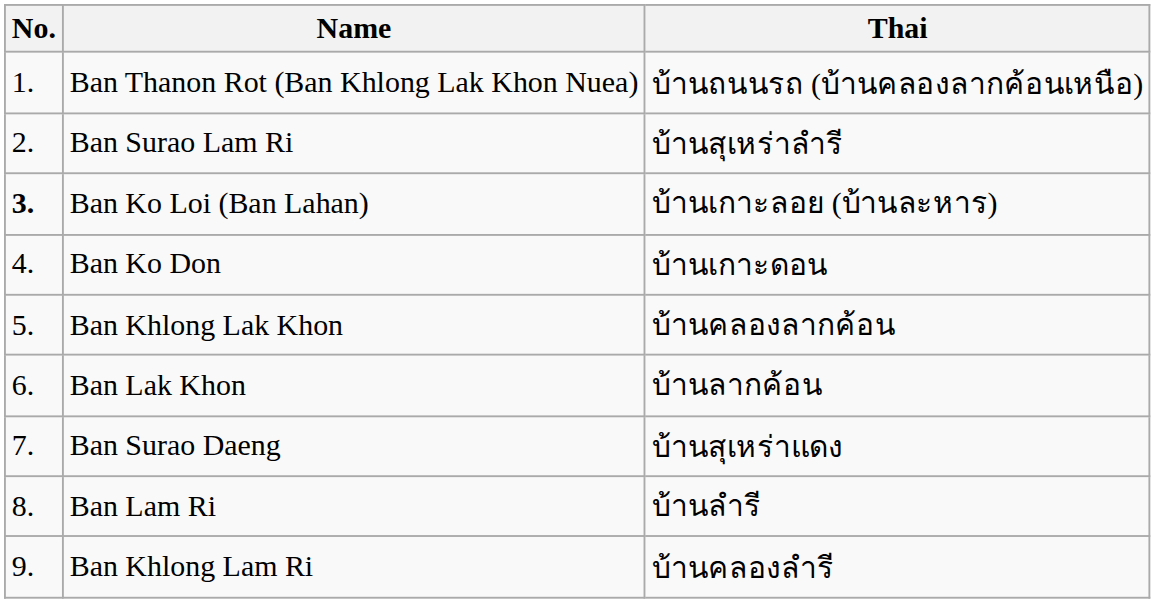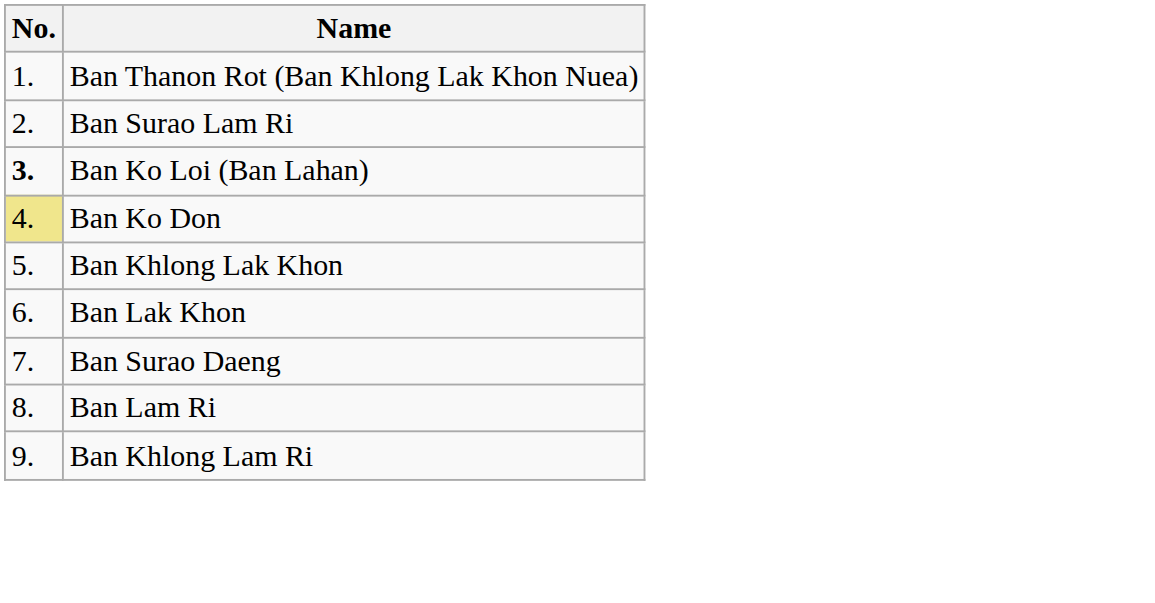- column: (898, 28)
(23, 263) no background -> (23, 218) khaki background
